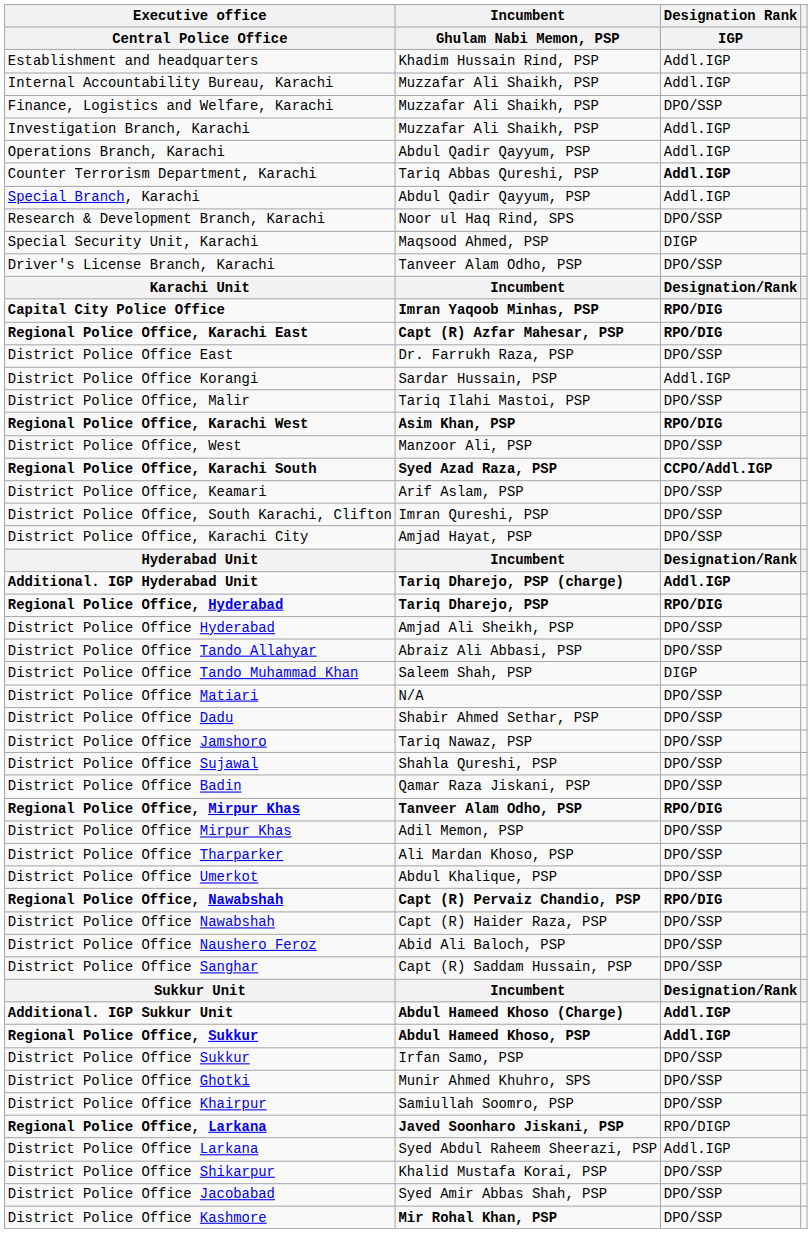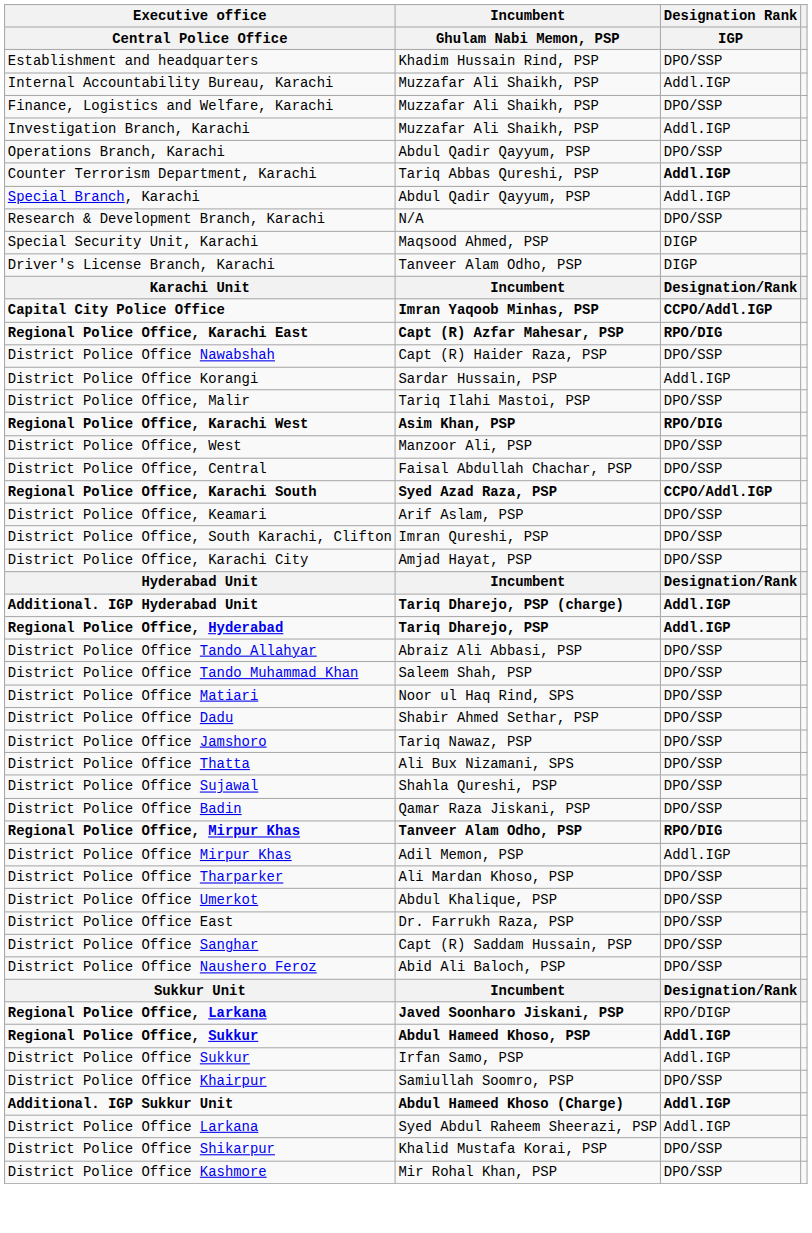(697, 61) Addl.IGP -> (693, 61) DPO/SSP
(697, 152) Addl.IGP -> (693, 152) DPO/SSP
(486, 220) Noor ul Haq Rind, SPS -> (411, 220) N/A
(693, 265) DPO/SSP -> (681, 265) DIGP
(693, 311) RPO/DIG -> (718, 311) CCPO/Addl.IGP
rows swapped: (121, 356) <-> (141, 923)
+ row: (137, 469)
(693, 605) RPO/DIG -> (697, 628) Addl.IGP
- row: (141, 628)
(681, 673) DIGP -> (693, 673) DPO/SSP
(411, 696) N/A -> (486, 696) Noor ul Haq Rind, SPS
+ row: (129, 764)
(693, 832) DPO/SSP -> (697, 855) Addl.IGP
- row: (146, 900)
rows swapped: (133, 968) <-> (162, 945)
rows swapped: (121, 1013) <-> (137, 1127)
(693, 1059) DPO/SSP -> (697, 1059) Addl.IGP
- row: (129, 1081)
- row: (141, 1195)
(478, 1217) bold -> (478, 1172) normal
